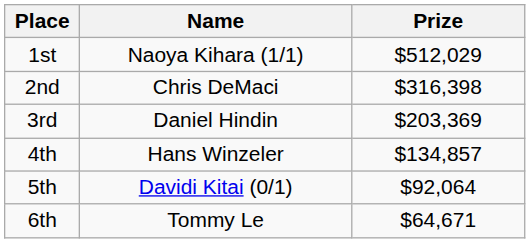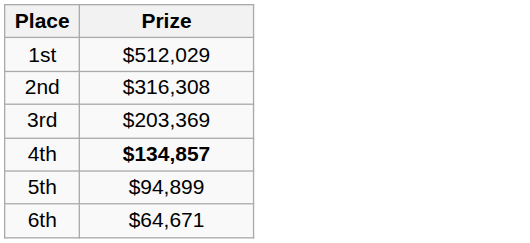- column: (216, 21)
(438, 87) $316,398 -> (167, 87) $316,308
(438, 154) normal -> (167, 154) bold
(438, 187) $92,064 -> (167, 187) $94,899
